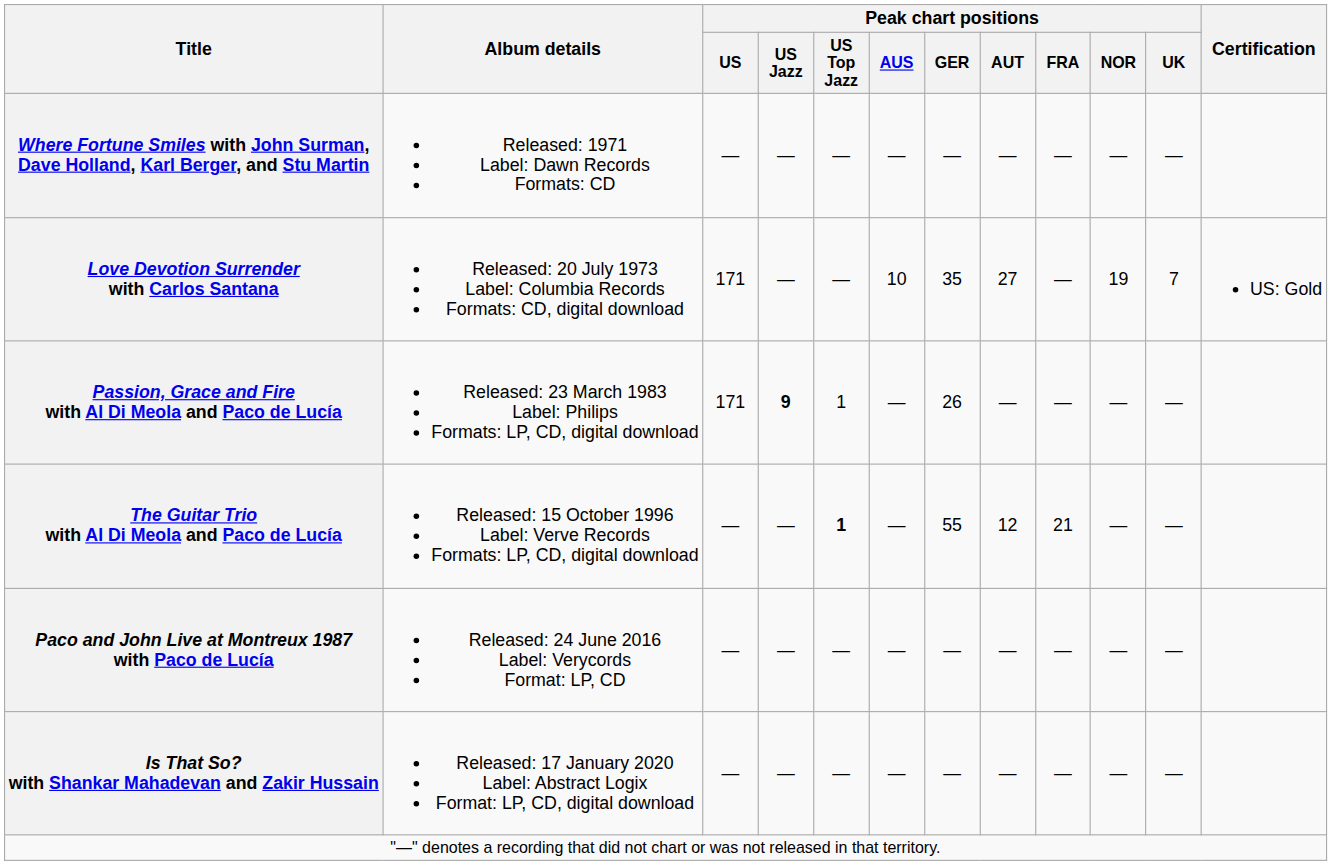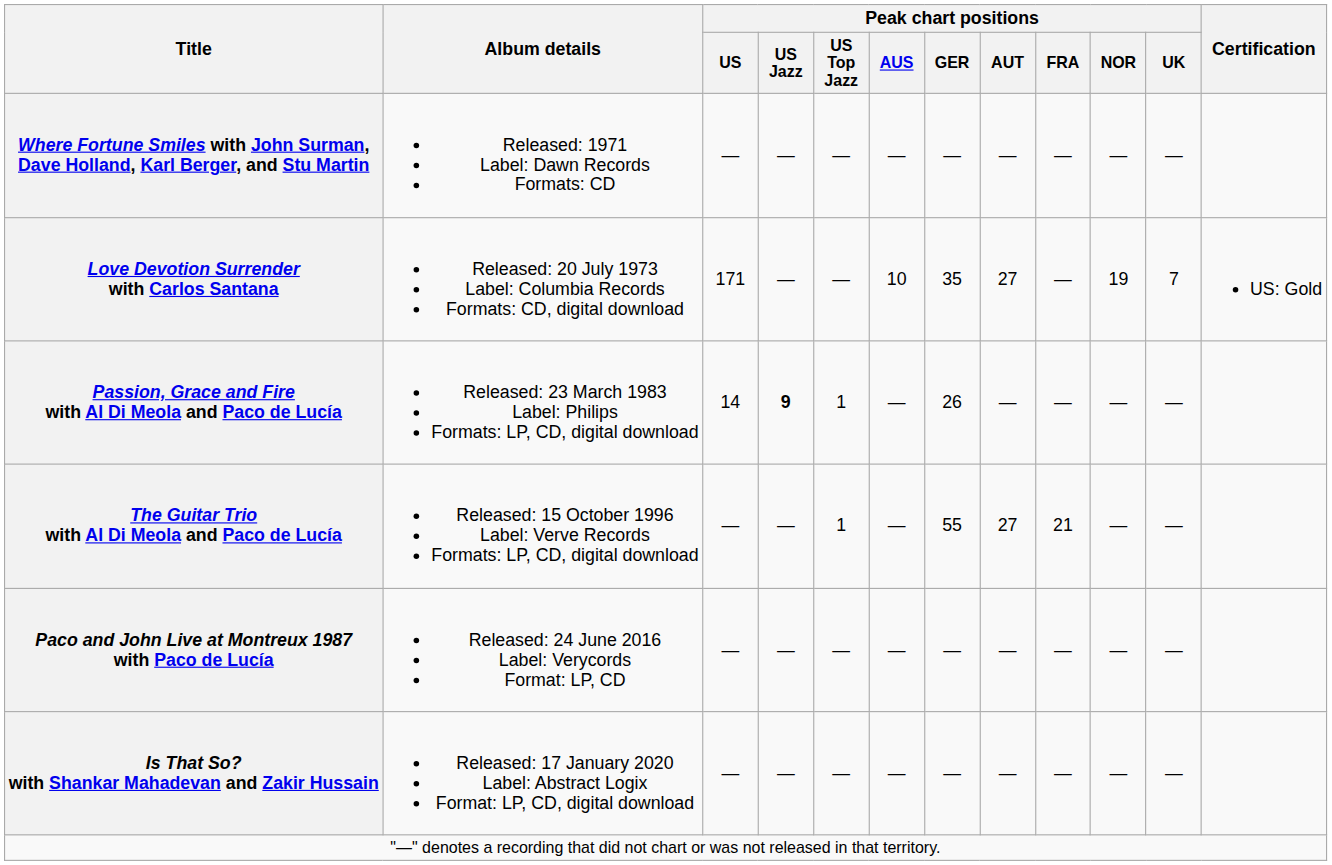(730, 402) 171 -> (730, 402) 14
(841, 526) bold -> (841, 526) normal
(1008, 526) 12 -> (1008, 526) 27
